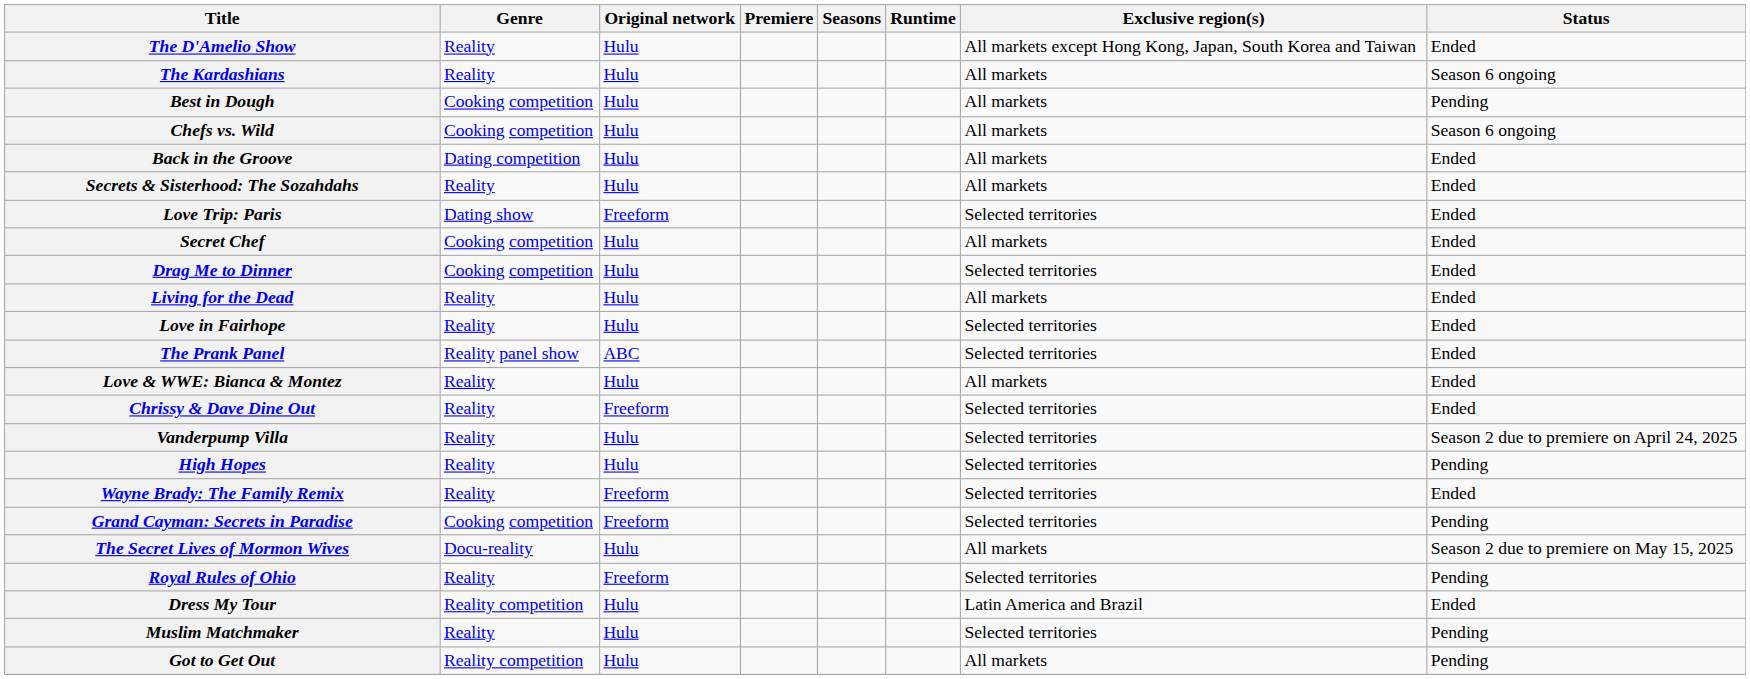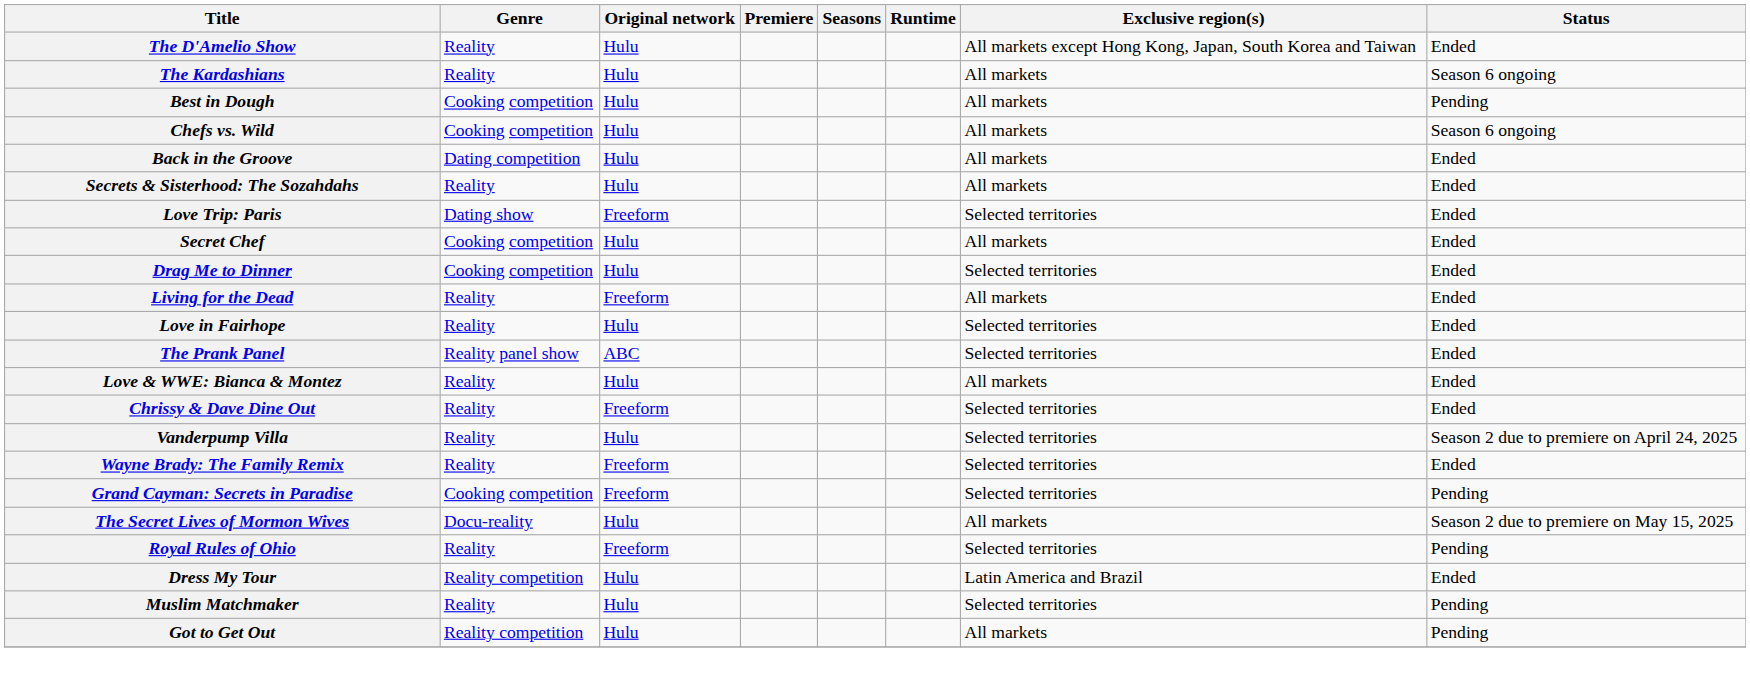(621, 297) Hulu -> (636, 297) Freeform
- row: (222, 465)
